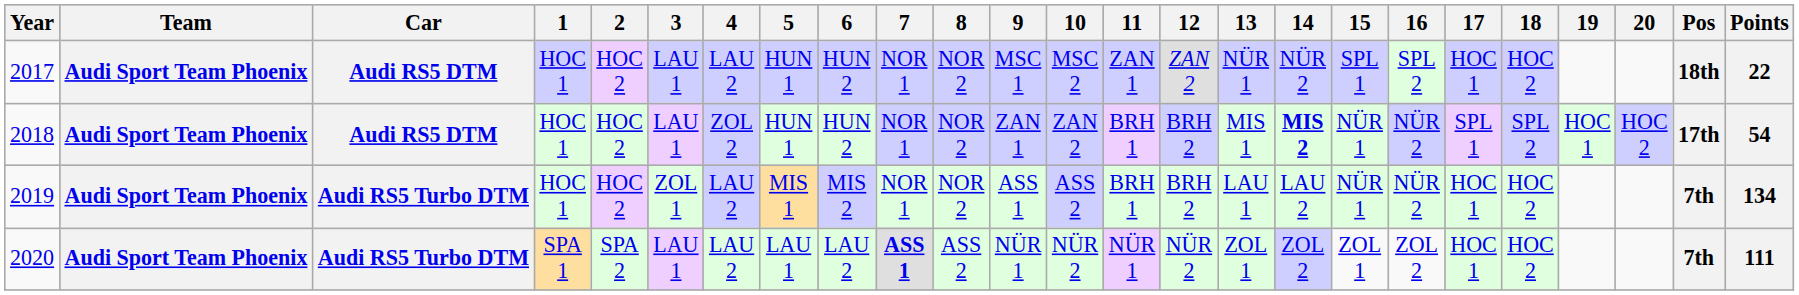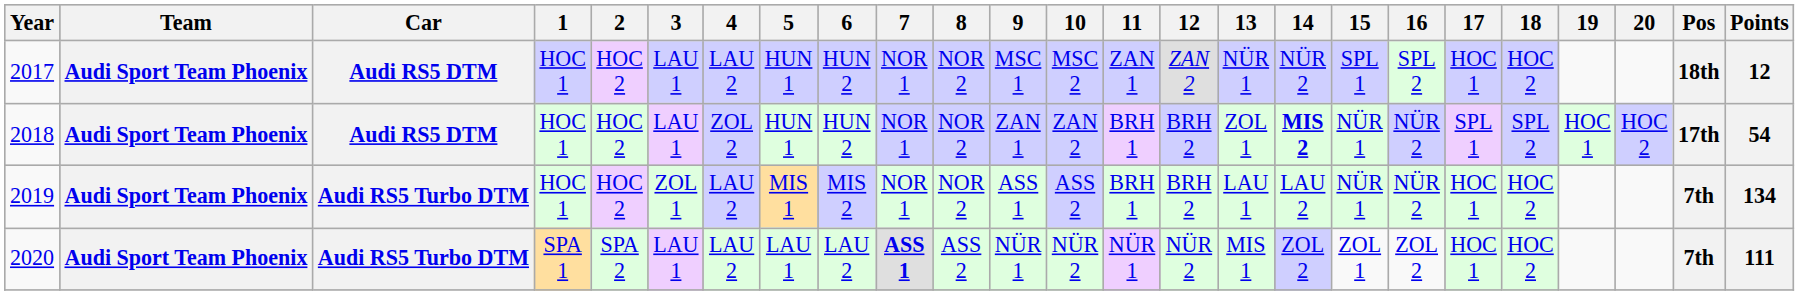(1759, 71) 22 -> (1759, 71) 12
(1246, 133) MIS 1 -> (1246, 133) ZOL 1
(1246, 258) ZOL 1 -> (1246, 258) MIS 1
